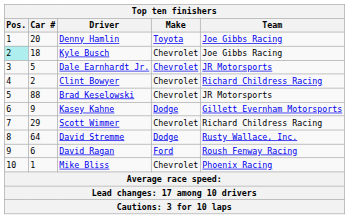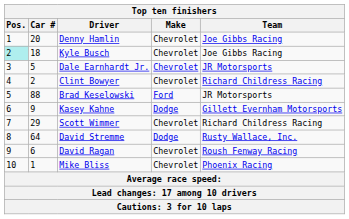(168, 39) Toyota -> (176, 39) Chevrolet
(176, 95) Chevrolet -> (163, 95) Ford
(163, 151) Ford -> (176, 151) Chevrolet
